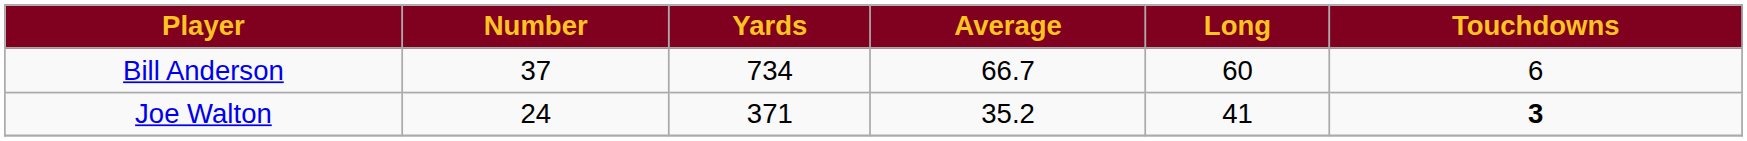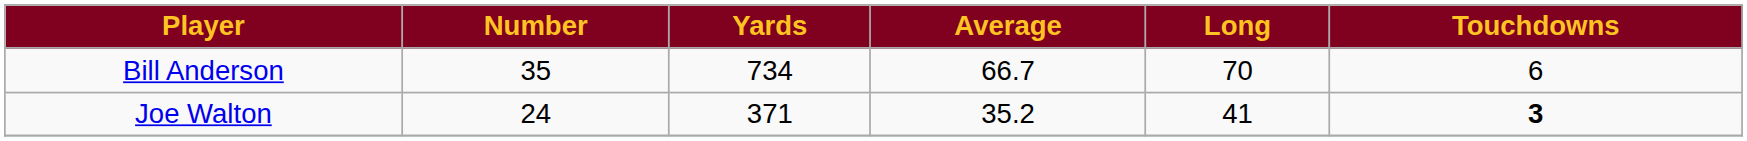(536, 69) 37 -> (536, 69) 35
(1237, 69) 60 -> (1237, 69) 70
